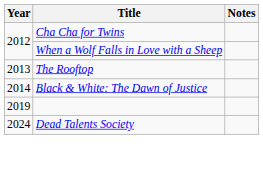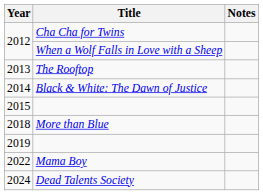+ row: (19, 106)
+ row: (19, 124)
+ row: (19, 161)
